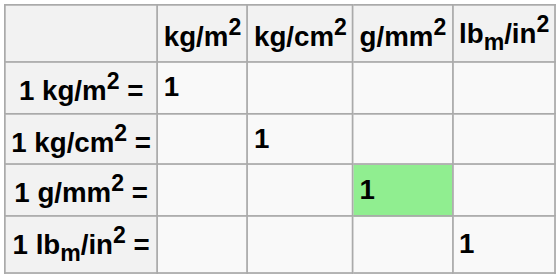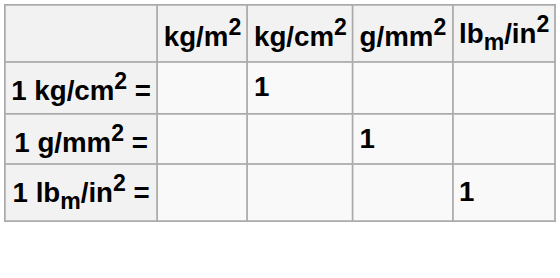- row: (81, 87)
(367, 189) lightgreen background -> (367, 138) no background
